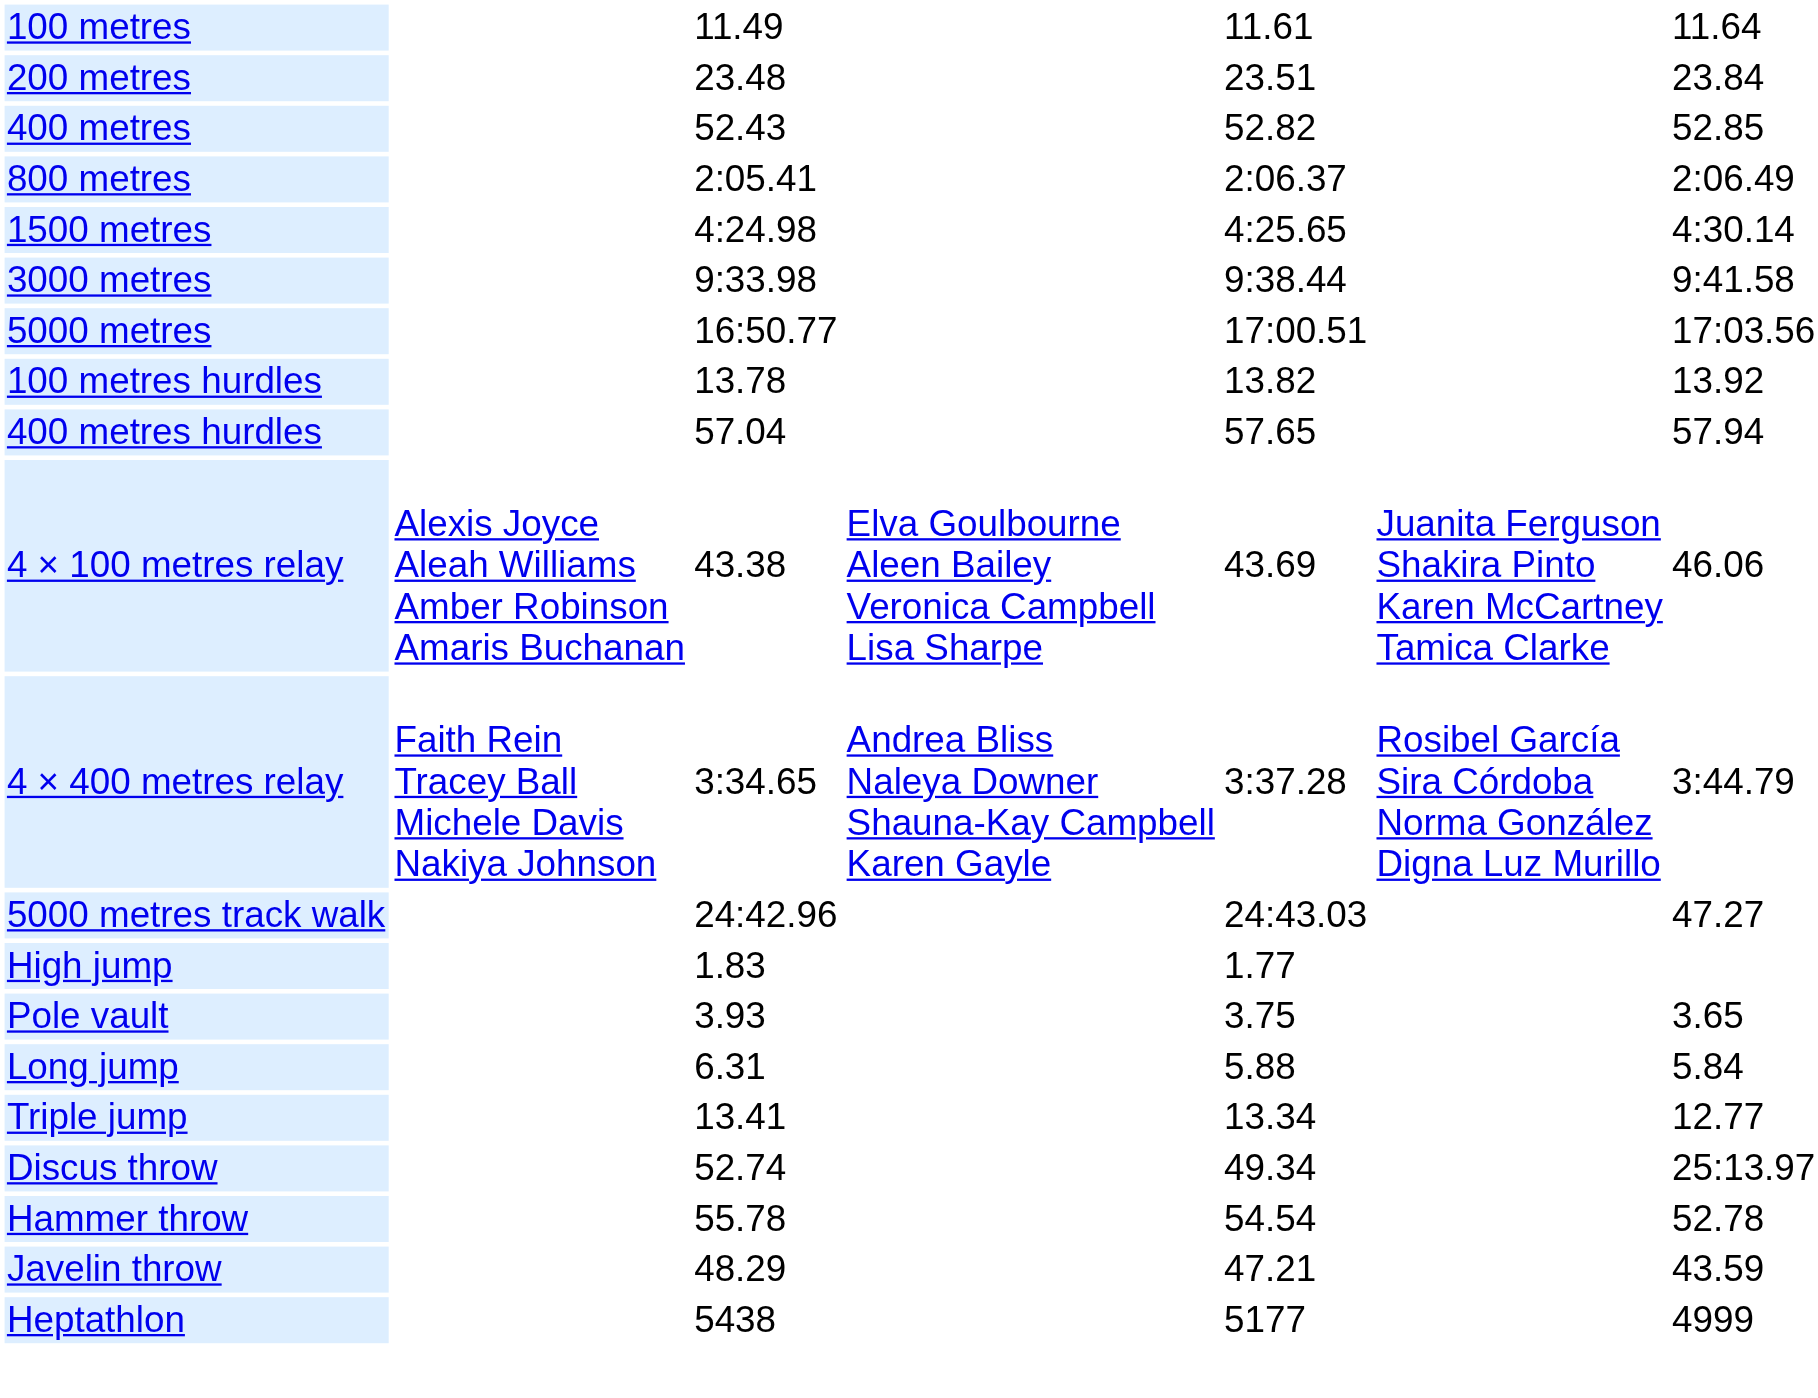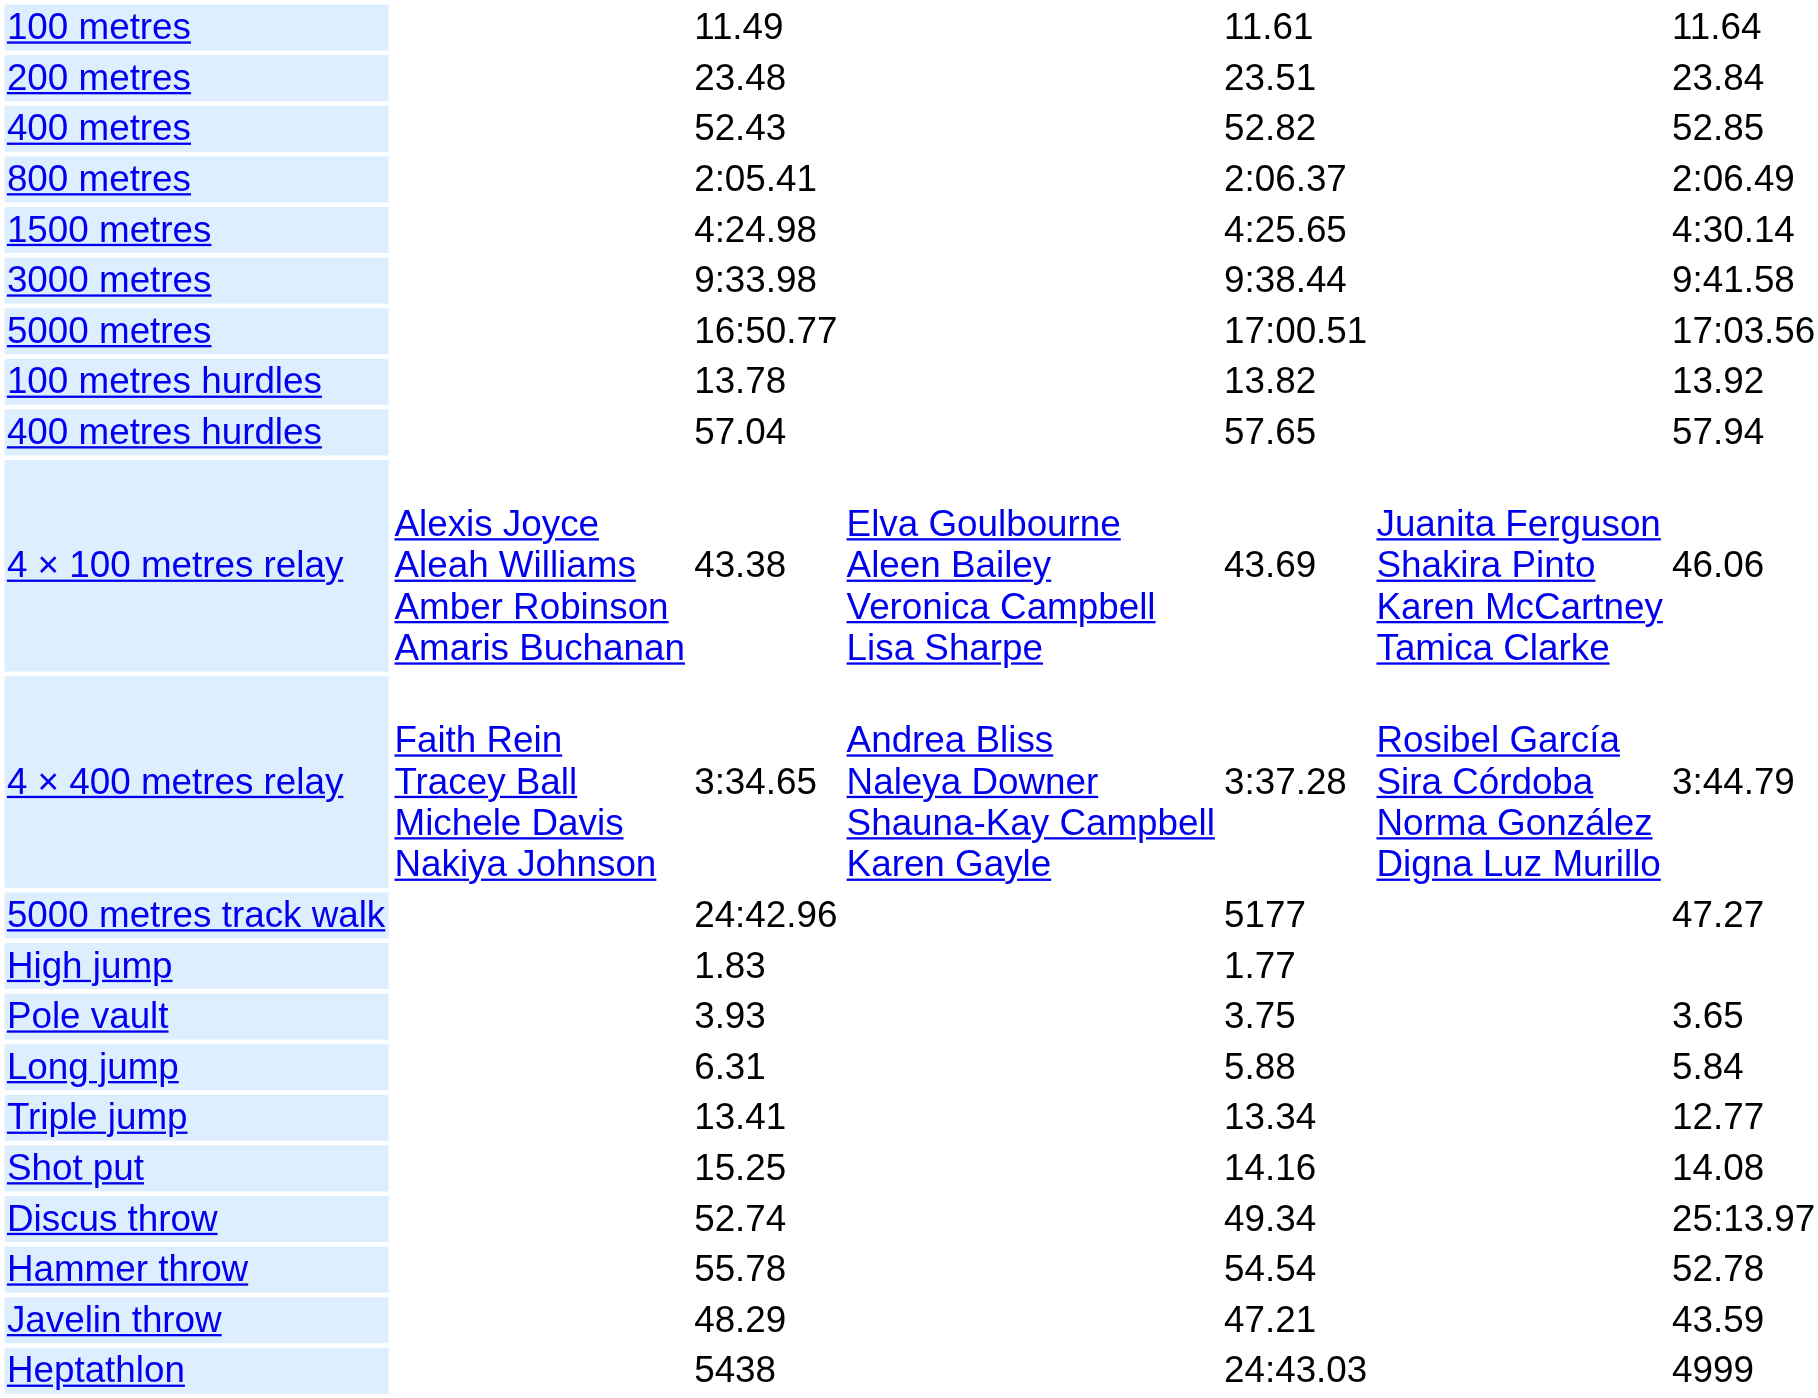(1296, 914) 24:43.03 -> (1265, 914) 5177
+ row: (75, 1167)
(1265, 1319) 5177 -> (1296, 1370) 24:43.03
